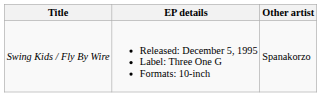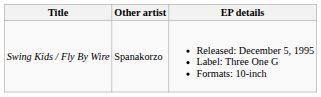columns swapped: (288, 12) <-> (186, 12)
